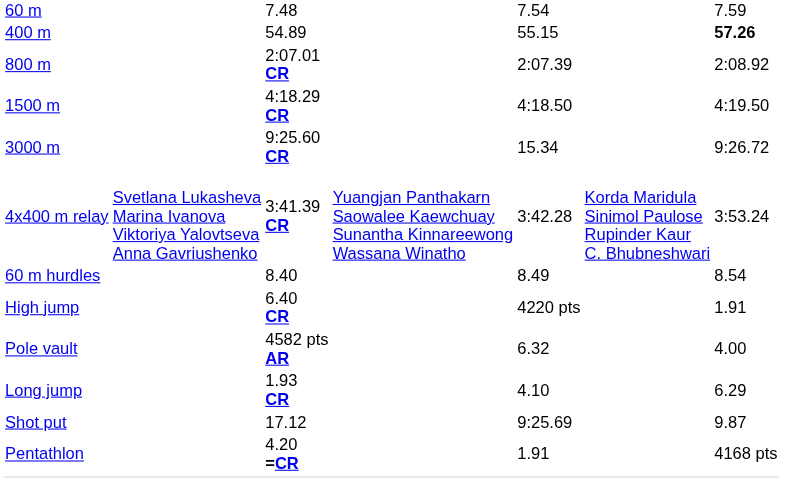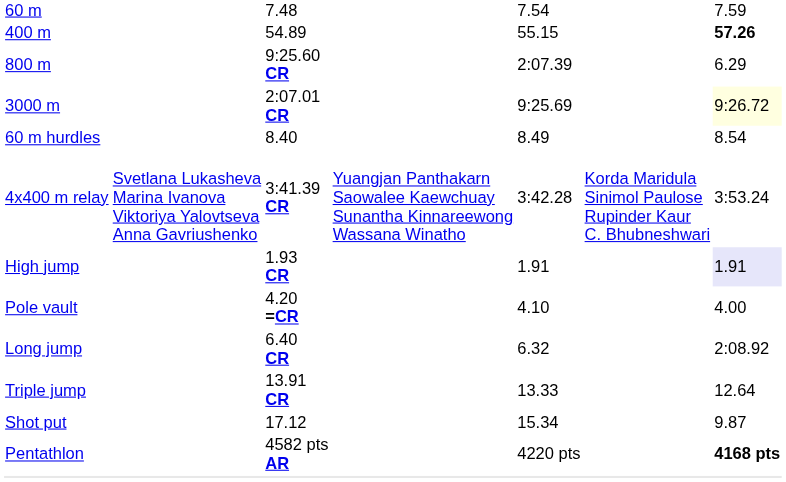(293, 64) 2:07.01 CR -> (293, 64) 9:25.60 CR
(742, 64) 2:08.92 -> (730, 64) 6.29
- row: (33, 106)
(293, 147) 9:25.60 CR -> (293, 106) 2:07.01 CR
(538, 147) 15.34 -> (545, 106) 9:25.69
(742, 147) no background -> (742, 106) lightyellow background
rows swapped: (53, 276) <-> (57, 216)
(281, 308) 6.40 CR -> (281, 266) 1.93 CR
(549, 308) 4220 pts -> (533, 266) 1.91
(730, 308) no background -> (730, 266) lavender background
(297, 349) 4582 pts AR -> (282, 308) 4.20 =CR
(533, 349) 6.32 -> (533, 308) 4.10
(281, 390) 1.93 CR -> (281, 349) 6.40 CR
(533, 390) 4.10 -> (533, 349) 6.32
(730, 390) 6.29 -> (742, 349) 2:08.92
+ row: (46, 390)
(545, 422) 9:25.69 -> (538, 422) 15.34
(282, 454) 4.20 =CR -> (297, 454) 4582 pts AR
(533, 454) 1.91 -> (549, 454) 4220 pts
(746, 454) normal -> (747, 454) bold
